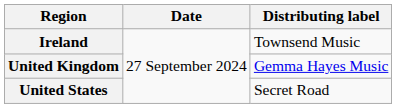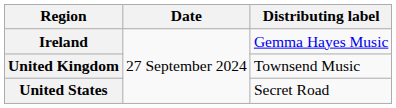(307, 41) Townsend Music -> (321, 41) Gemma Hayes Music
(321, 66) Gemma Hayes Music -> (307, 66) Townsend Music
